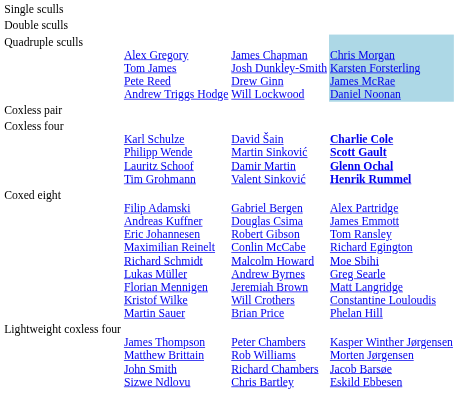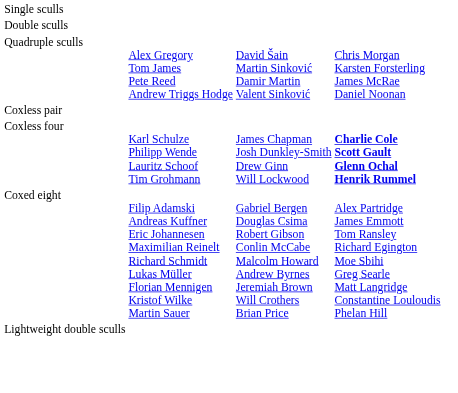(279, 74) James Chapman Josh Dunkley-Smith Drew Ginn Will Lockwood -> (274, 74) David Šain Martin Sinković Damir Martin Valent Sinković
(375, 74) lightblue background -> (380, 74) no background
(269, 159) David Šain Martin Sinković Damir Martin Valent Sinković -> (284, 159) James Chapman Josh Dunkley-Smith Drew Ginn Will Lockwood
+ row: (65, 329)
- row: (63, 329)
